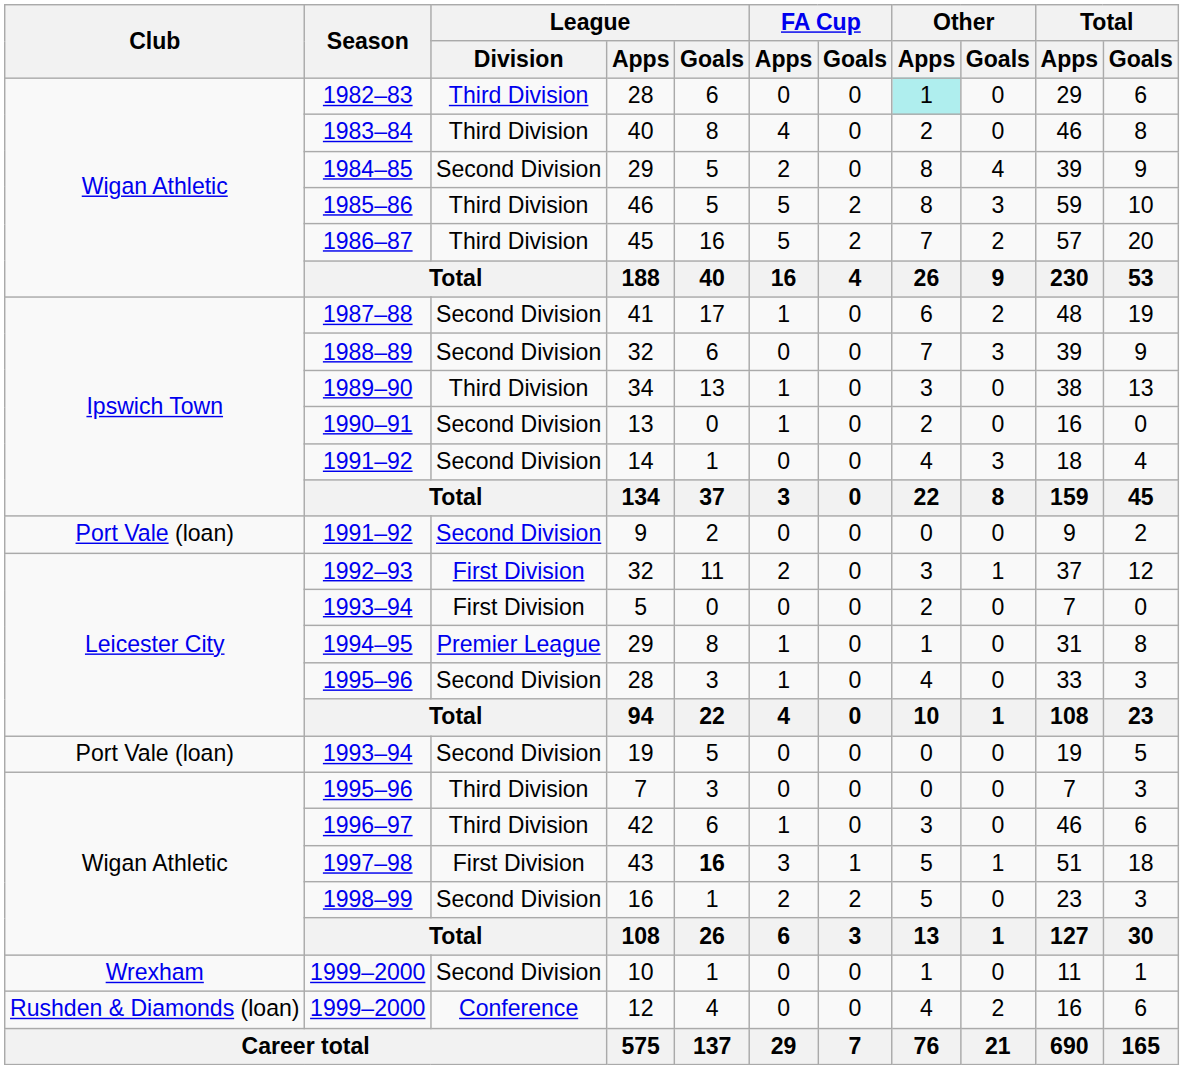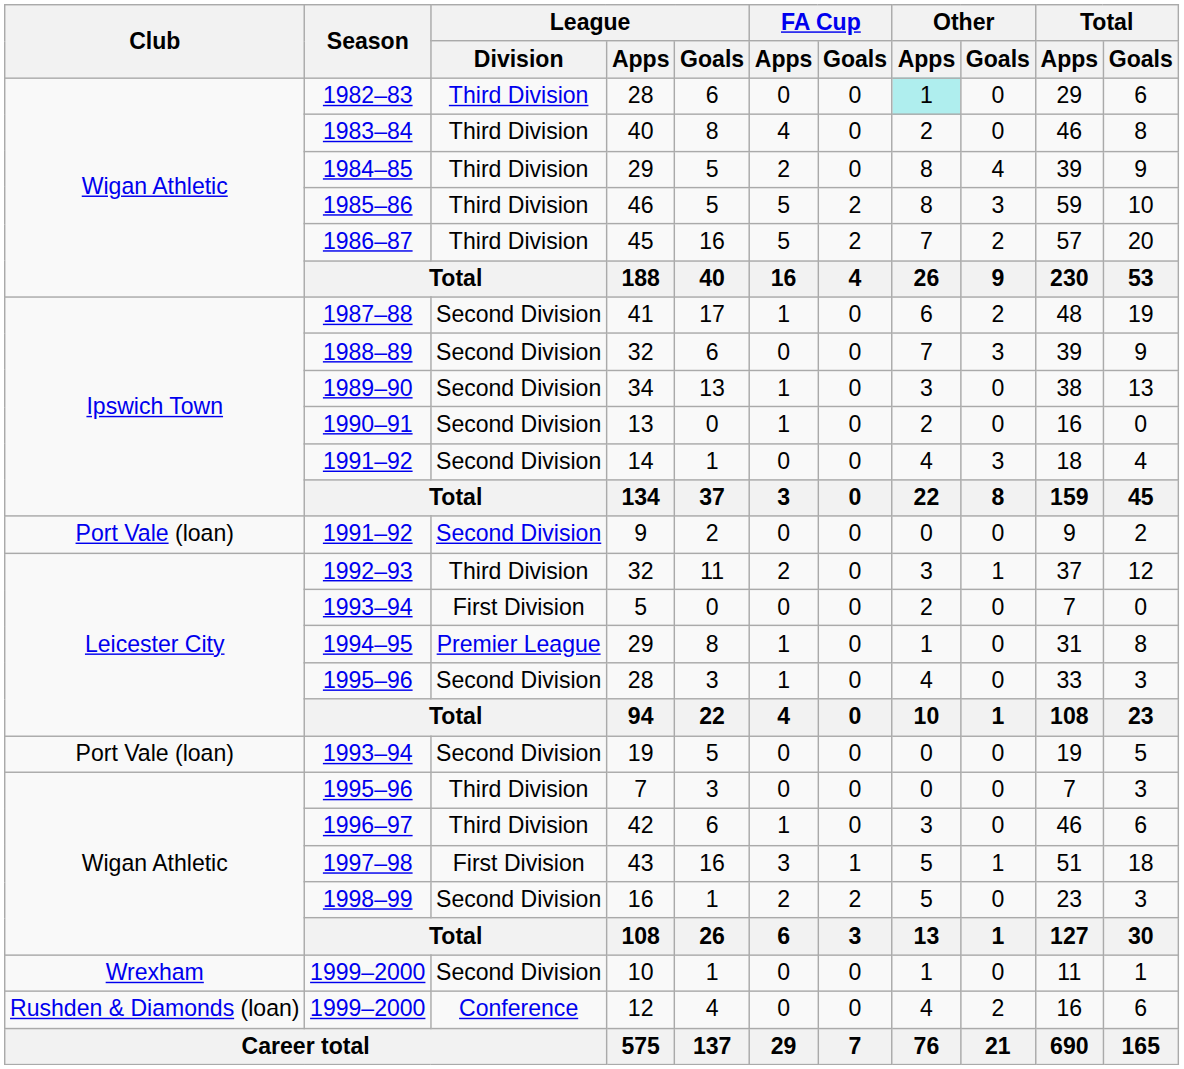(519, 168) Second Division -> (519, 168) Third Division
(519, 388) Third Division -> (519, 388) Second Division
(519, 570) First Division -> (519, 570) Third Division
(712, 863) bold -> (712, 863) normal
